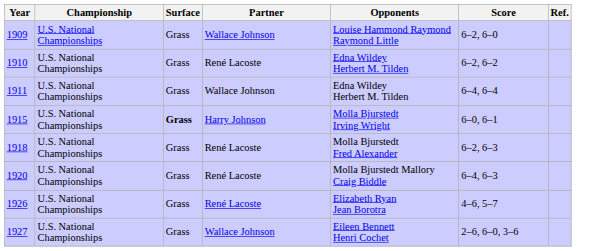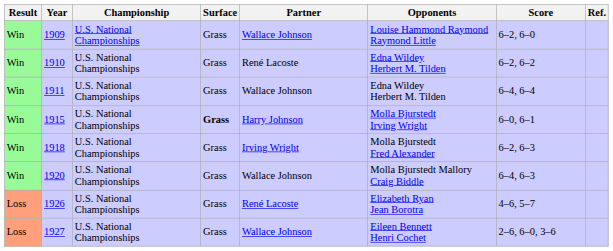+ column: (23, 12)
(233, 147) René Lacoste -> (270, 147) Irving Wright
(233, 176) René Lacoste -> (277, 176) Wallace Johnson
